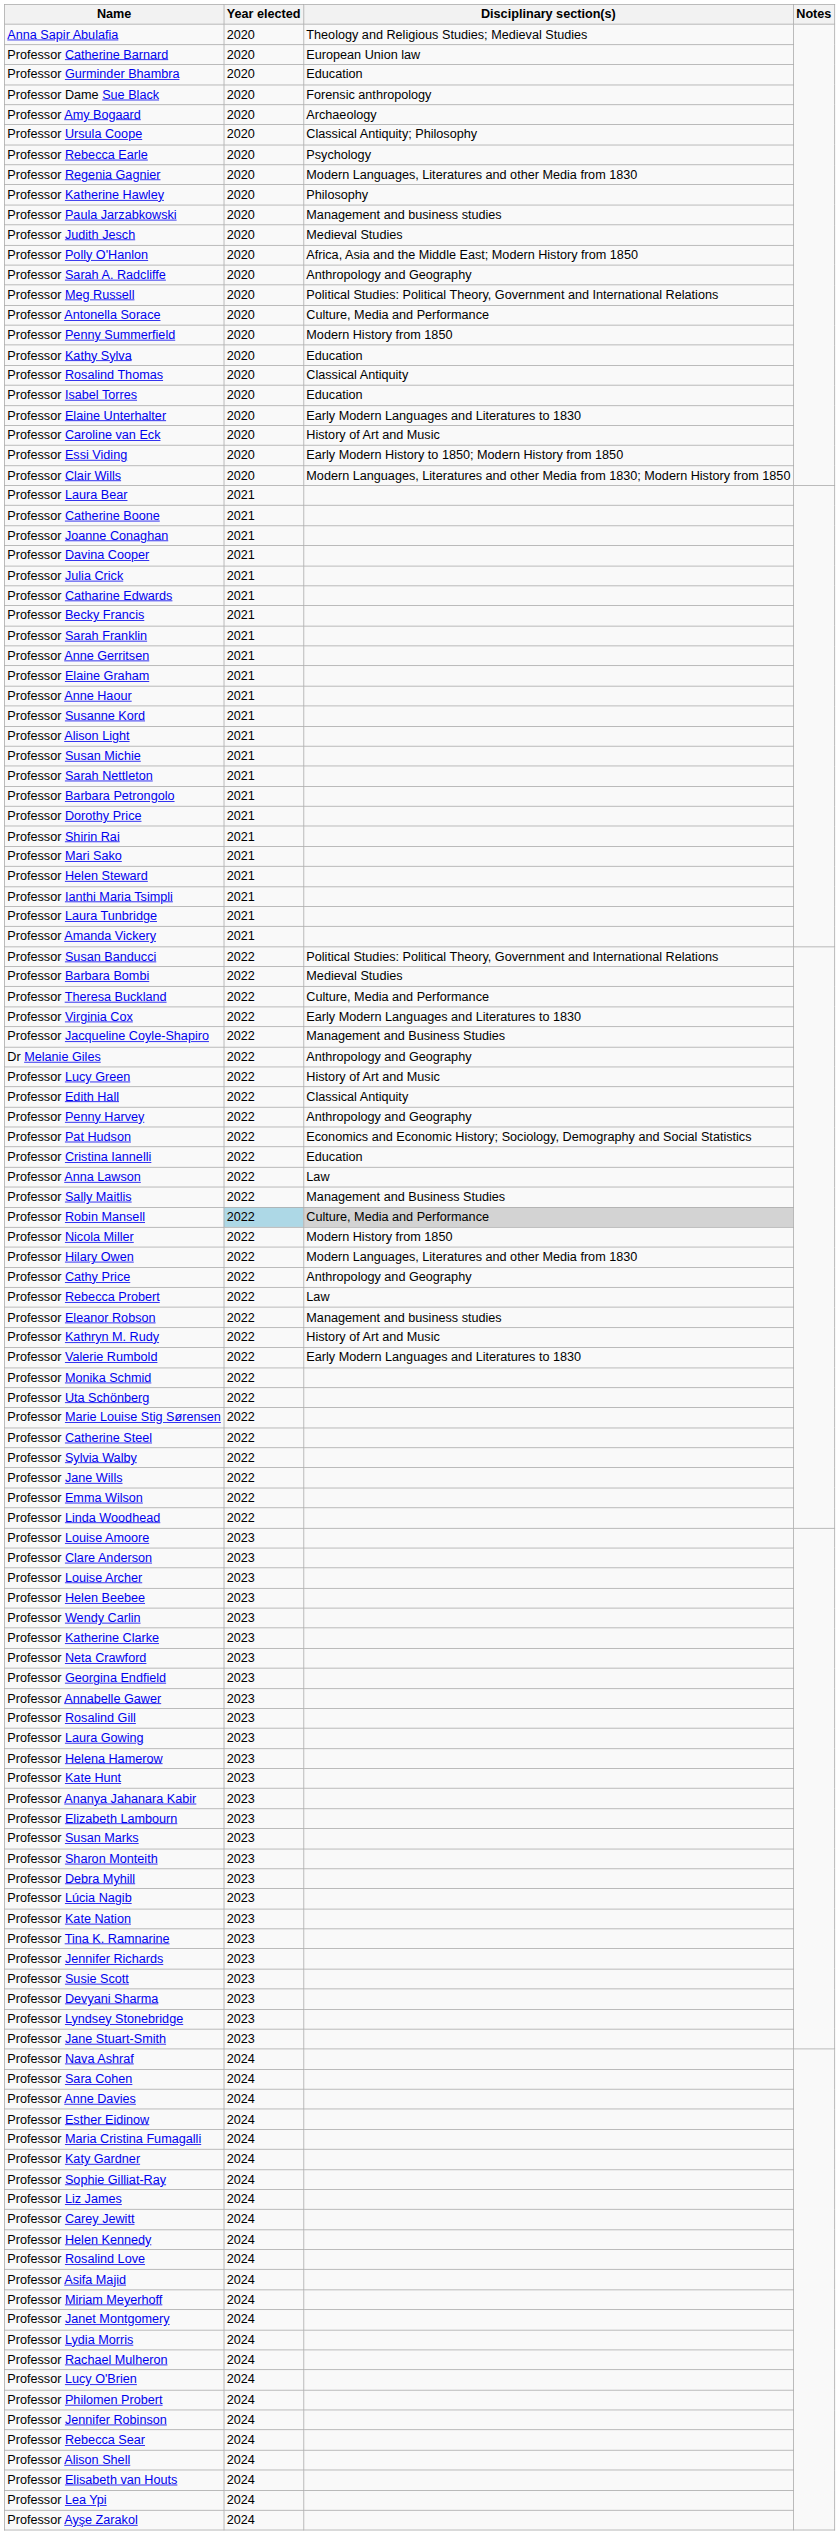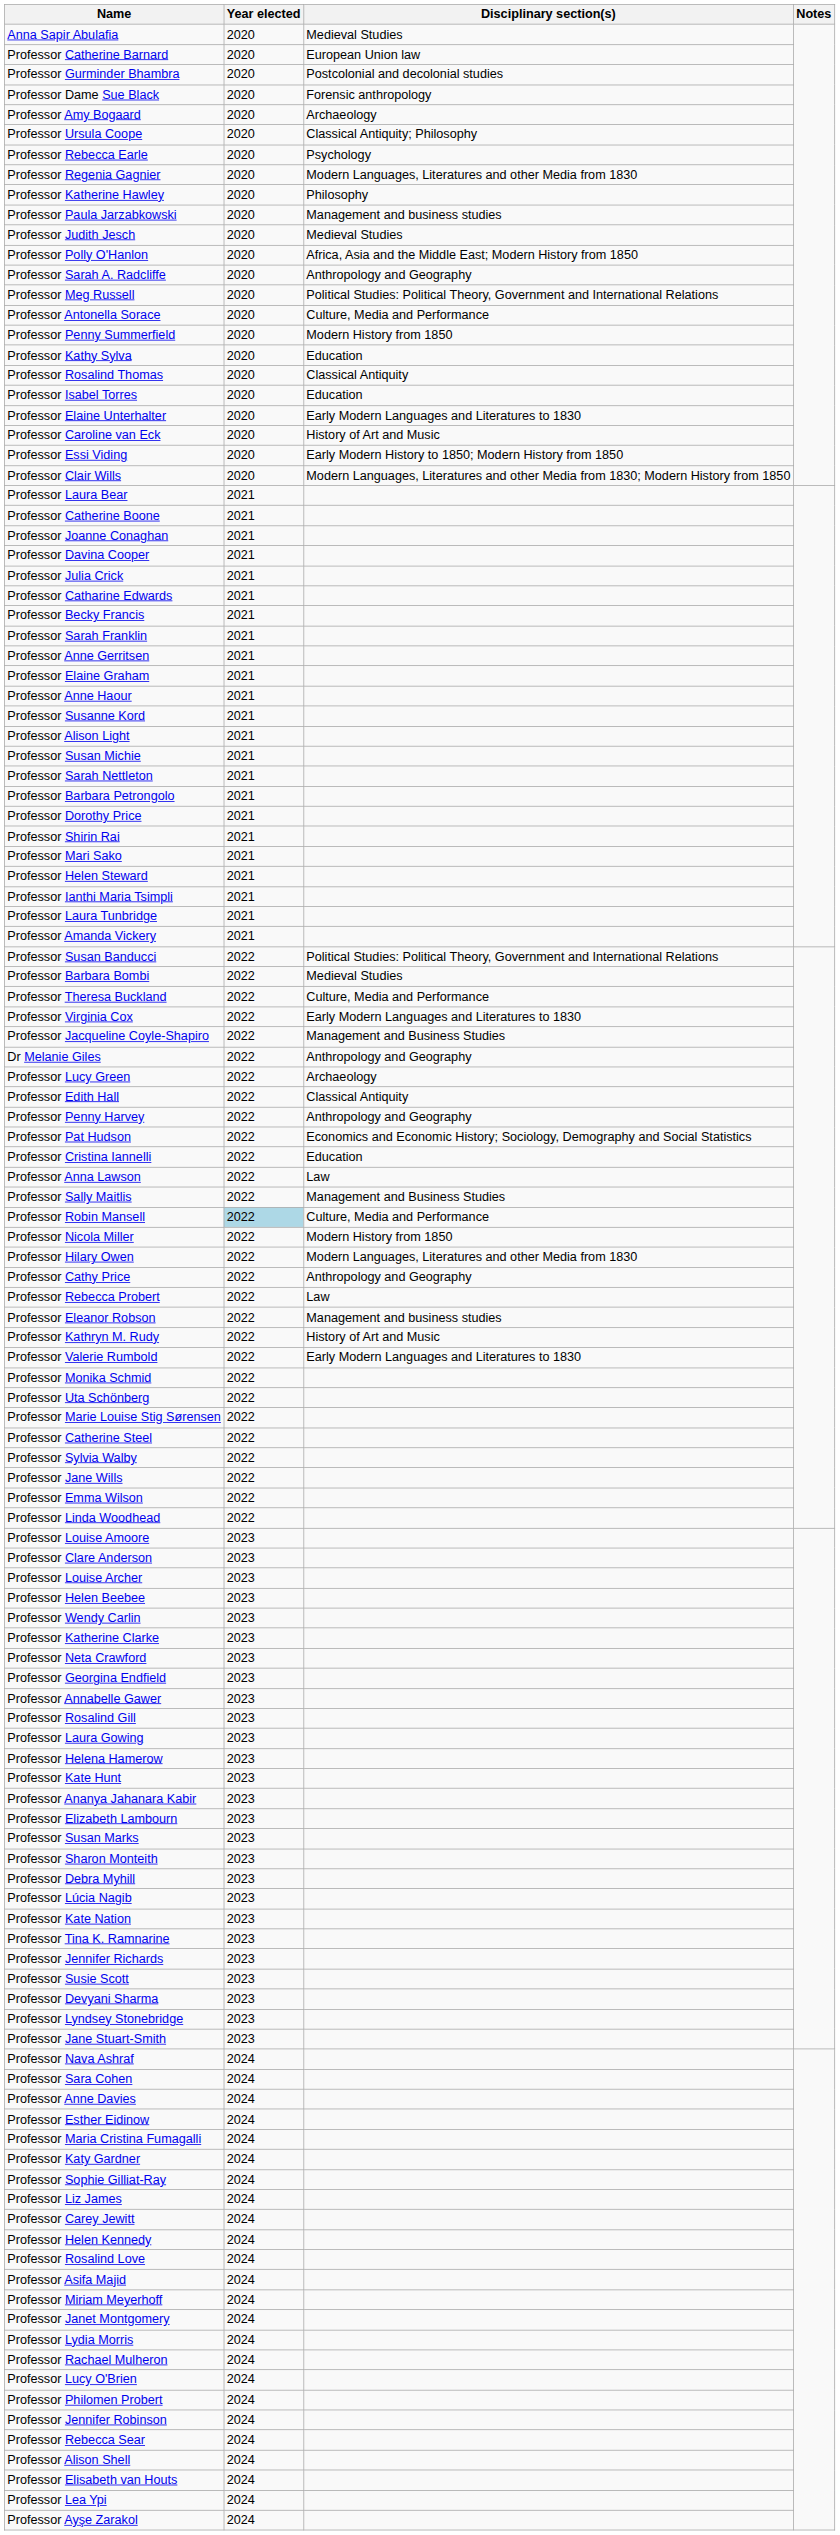(447, 34) Theology and Religious Studies; Medieval Studies -> (354, 34) Medieval Studies
(334, 74) Education -> (405, 74) Postcolonial and decolonial studies
(373, 1076) History of Art and Music -> (341, 1076) Archaeology
(398, 1217) lightgrey background -> (398, 1217) no background
